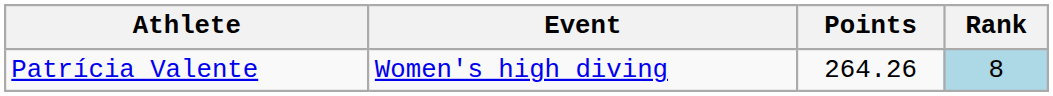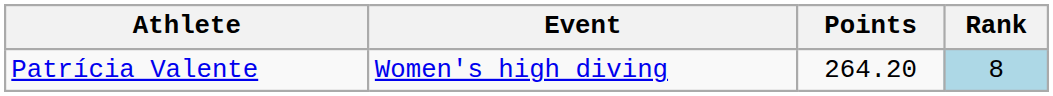(871, 70) 264.26 -> (871, 70) 264.20
